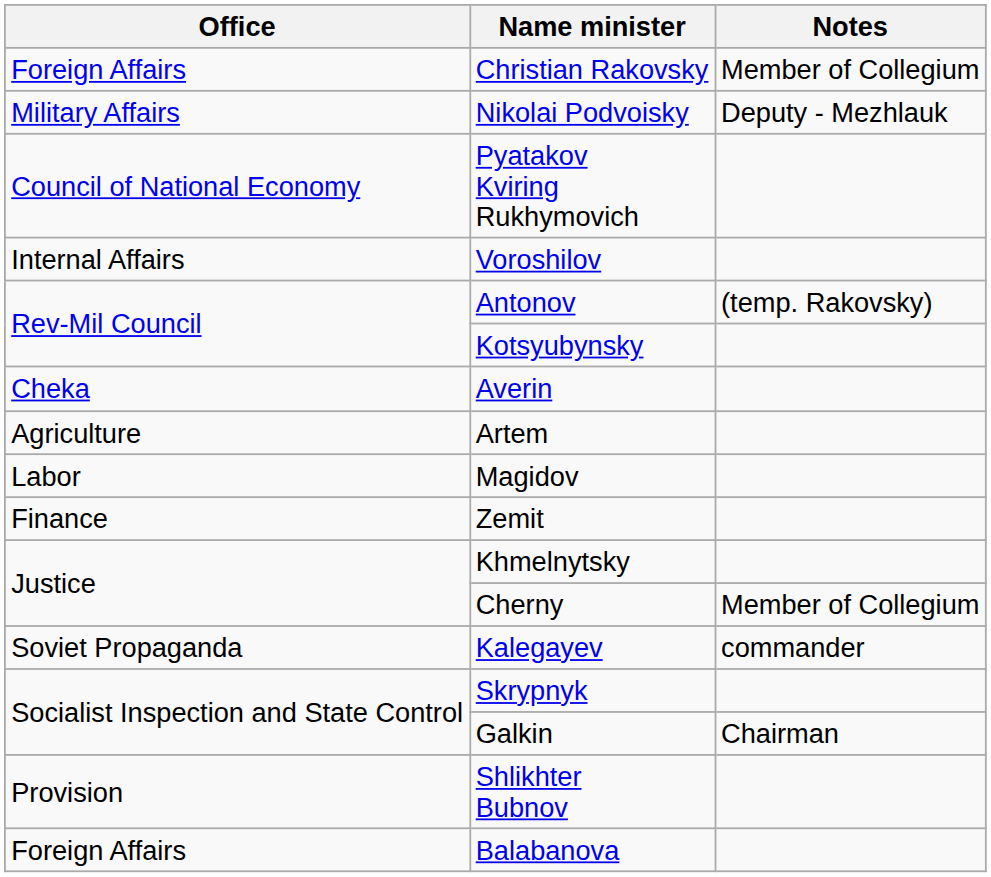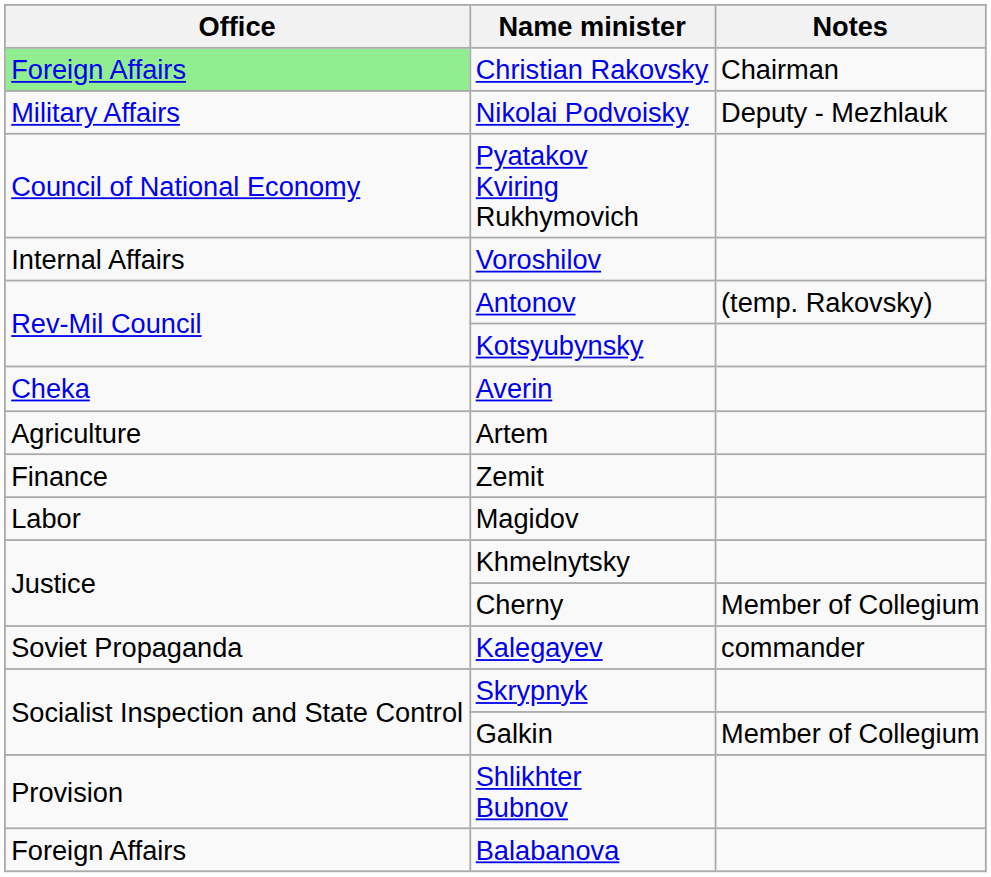(99, 70) no background -> (99, 70) lightgreen background
(850, 70) Member of Collegium -> (780, 70) Chairman
rows swapped: (527, 475) <-> (510, 518)
(780, 734) Chairman -> (850, 734) Member of Collegium
